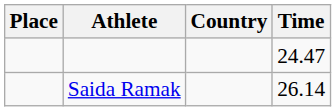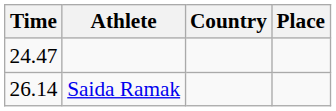columns swapped: (34, 21) <-> (301, 21)
